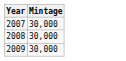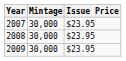+ column: (93, 11)
